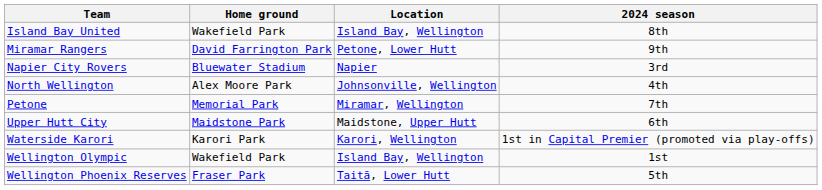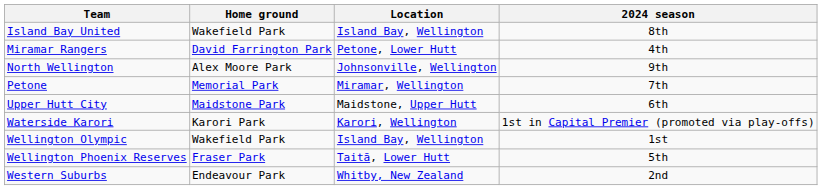(658, 49) 9th -> (658, 49) 4th
- row: (67, 67)
(658, 85) 4th -> (658, 67) 9th
+ row: (57, 176)
